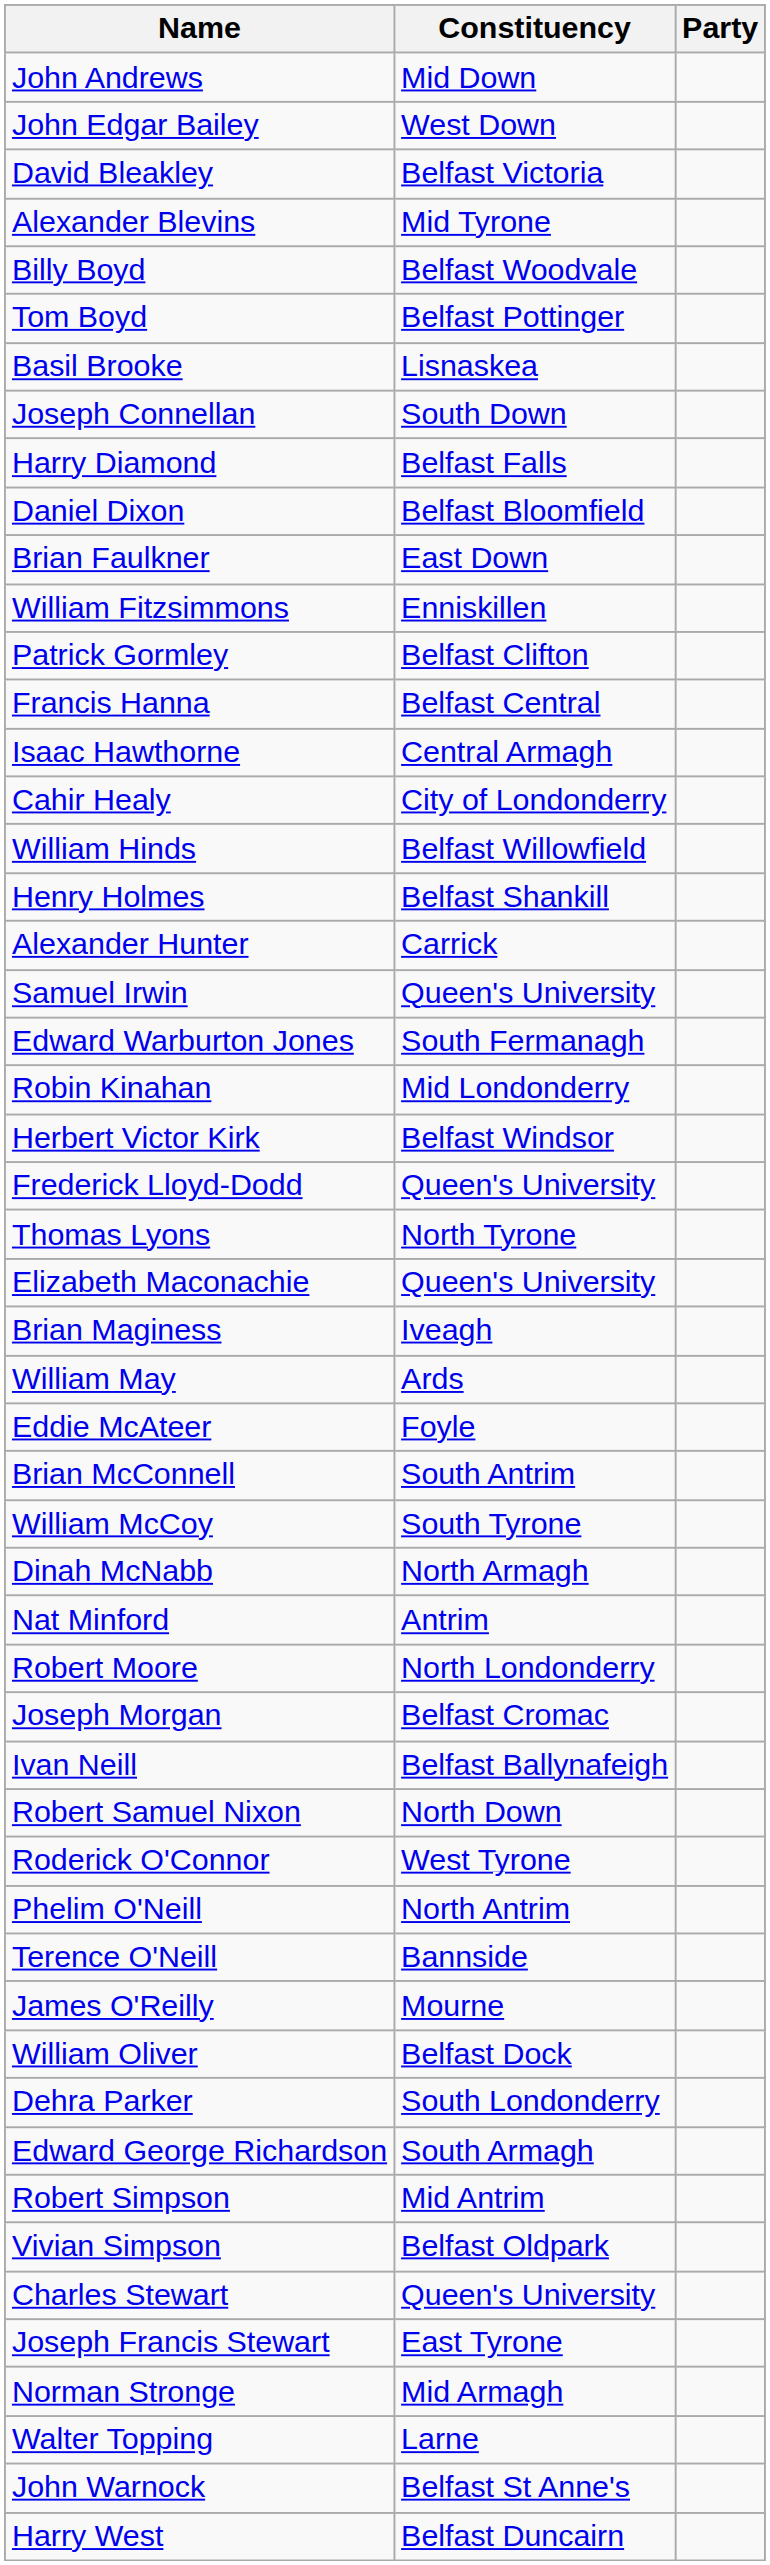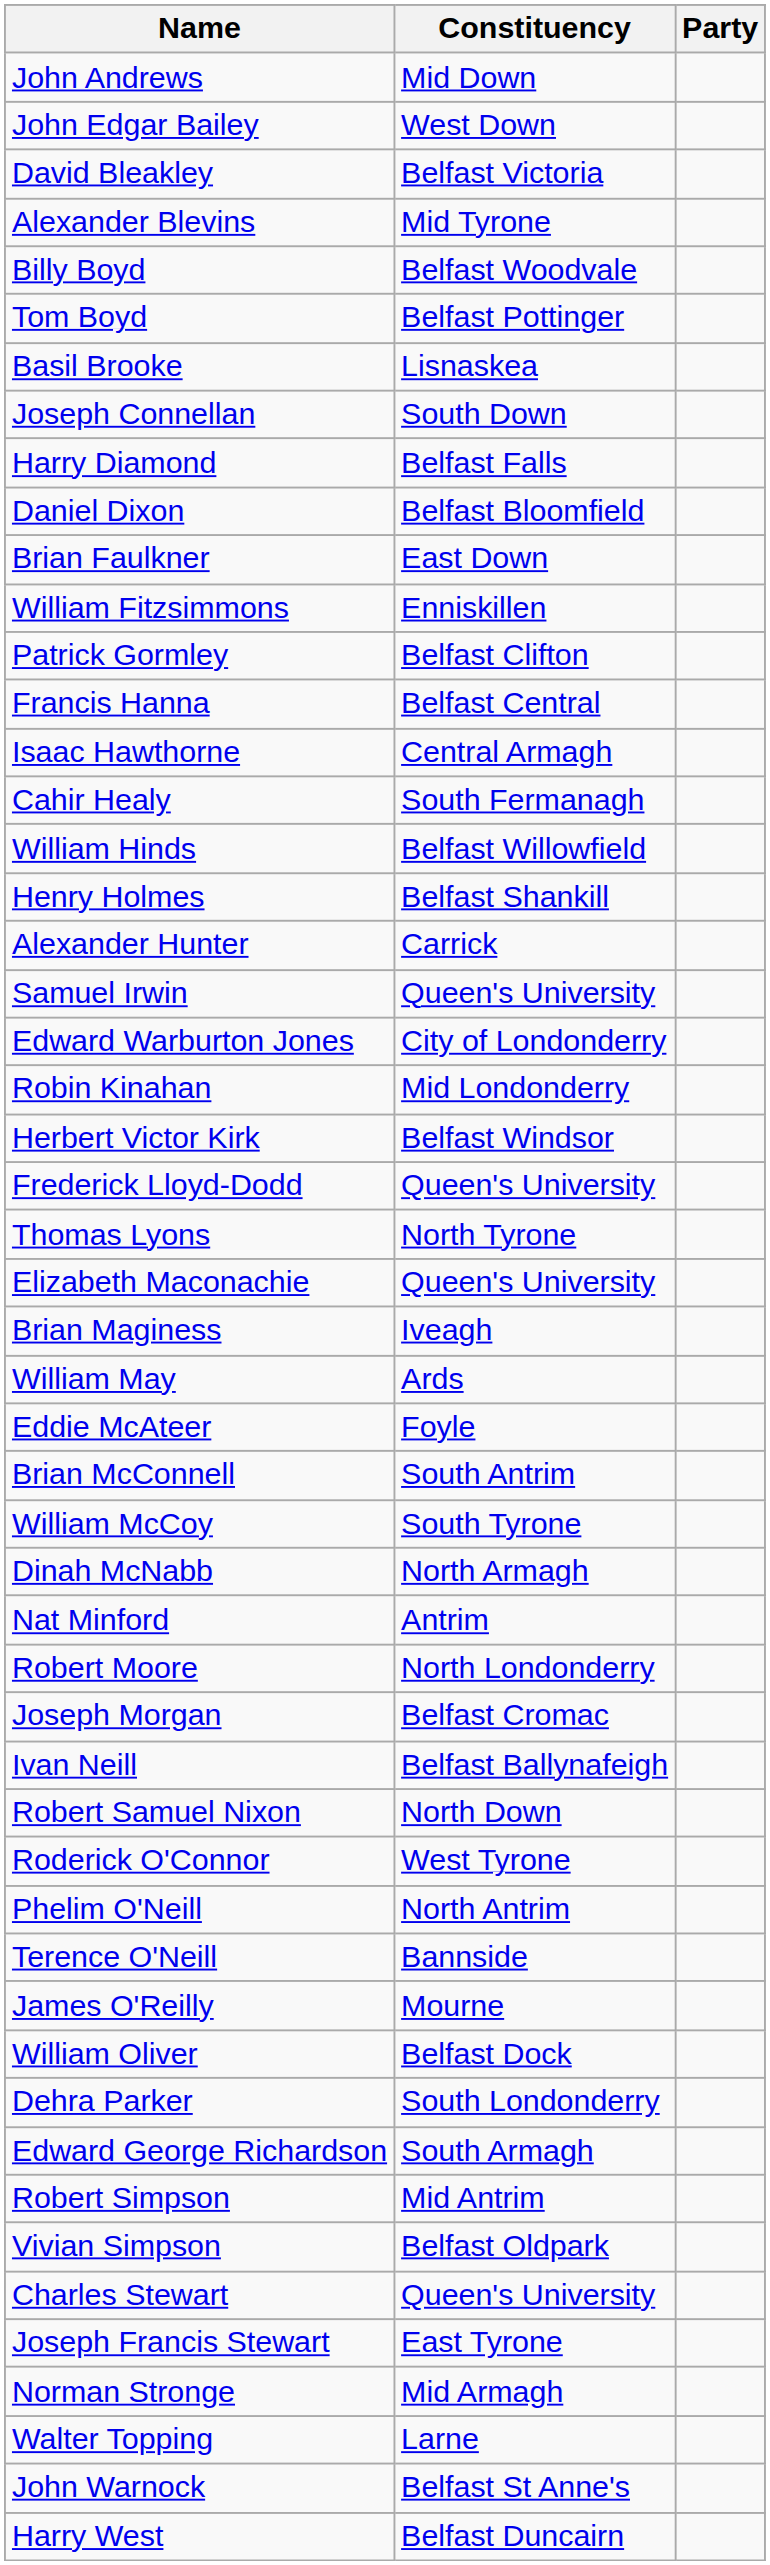(534, 800) City of Londonderry -> (523, 800) South Fermanagh
(523, 1041) South Fermanagh -> (534, 1041) City of Londonderry
